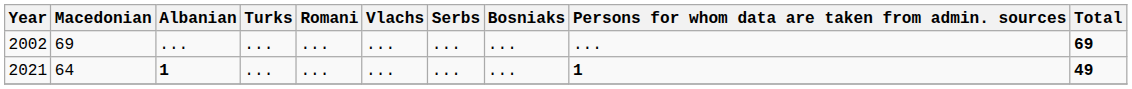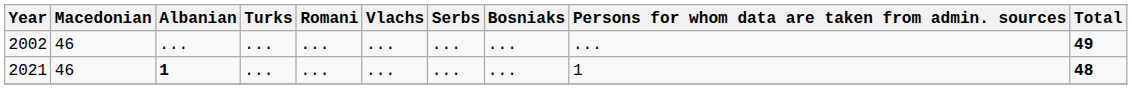(65, 44) 69 -> (65, 44) 46
(1084, 44) 69 -> (1084, 44) 49
(65, 70) 64 -> (65, 70) 46
(578, 70) bold -> (578, 70) normal
(1084, 70) 49 -> (1084, 70) 48
